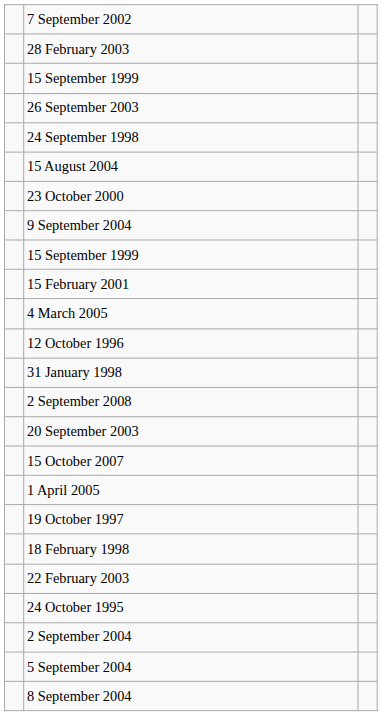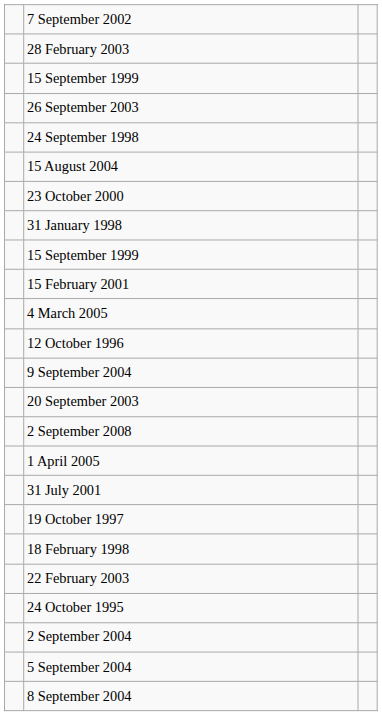rows swapped: (14, 226) <-> (14, 373)
rows swapped: (14, 402) <-> (14, 431)
- row: (14, 461)
+ row: (14, 490)
